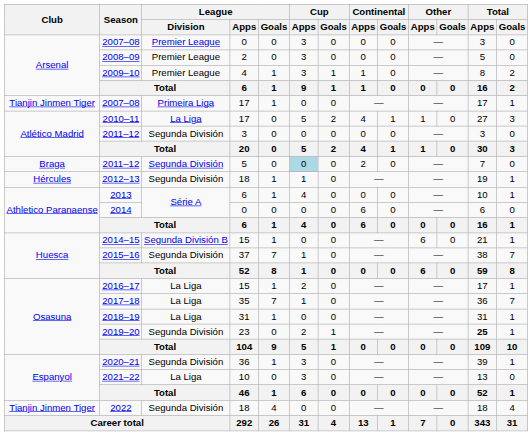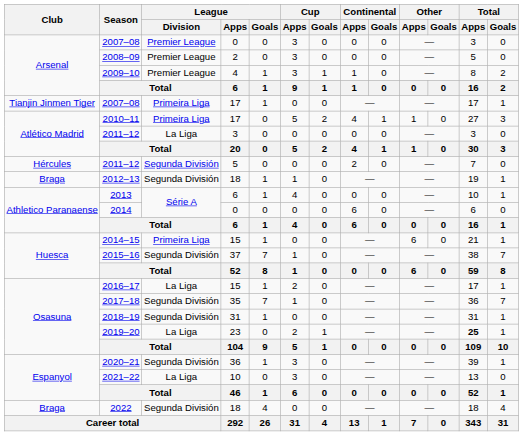(186, 118) La Liga -> (181, 118) Primeira Liga
(186, 133) Segunda División -> (181, 133) La Liga
(52, 164) Braga -> (52, 164) Hércules
(304, 164) lightblue background -> (295, 164) no background
(52, 179) Hércules -> (52, 179) Braga
(186, 240) Segunda División B -> (181, 240) Primeira Liga
(186, 301) La Liga -> (181, 301) Segunda División
(186, 316) La Liga -> (181, 316) Segunda División
(186, 331) Segunda División -> (181, 331) La Liga
(52, 407) Tianjin Jinmen Tiger -> (52, 407) Braga
